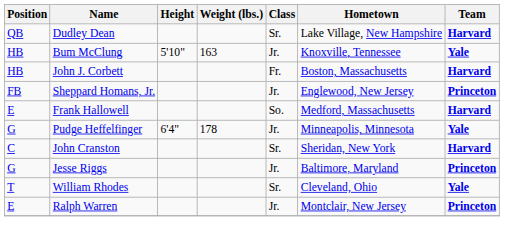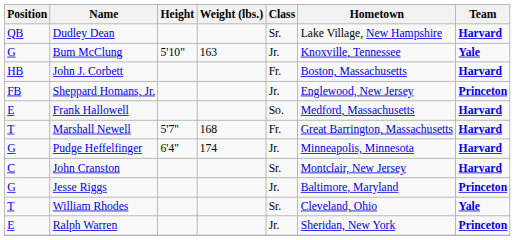(15, 52) HB -> (11, 52) G
+ row: (92, 129)
(208, 129) 178 -> (208, 149) 174
(458, 129) Yale -> (480, 149) Harvard
(348, 149) Sheridan, New York -> (353, 168) Montclair, New Jersey
(353, 206) Montclair, New Jersey -> (348, 226) Sheridan, New York
